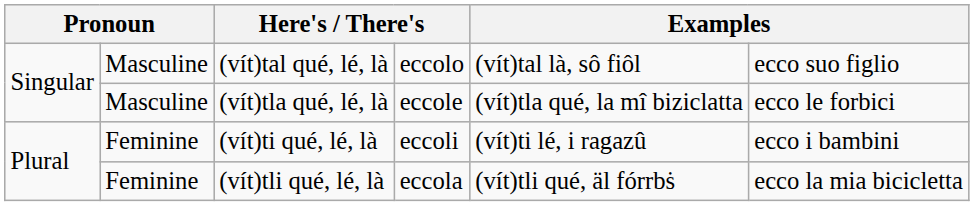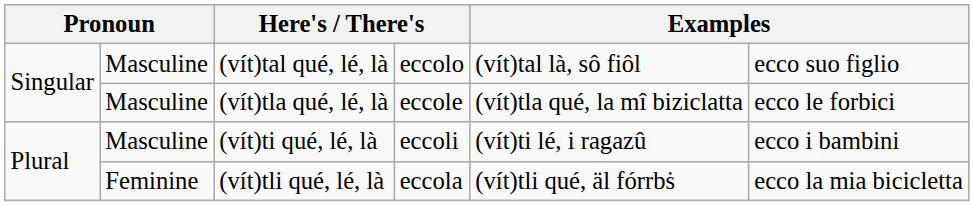(152, 141) Feminine -> (157, 141) Masculine
